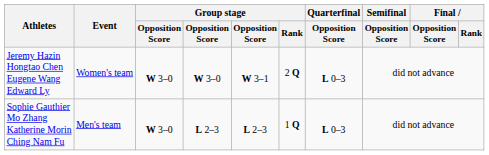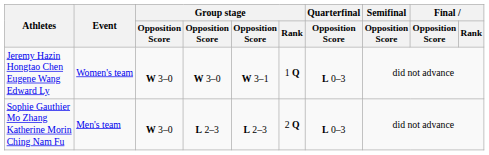(292, 73) 2 Q -> (292, 73) 1 Q
(292, 124) 1 Q -> (292, 124) 2 Q
